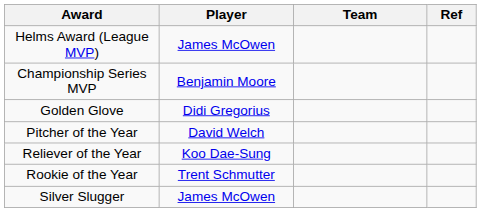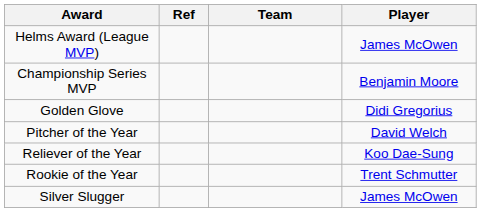columns swapped: (226, 15) <-> (451, 15)
